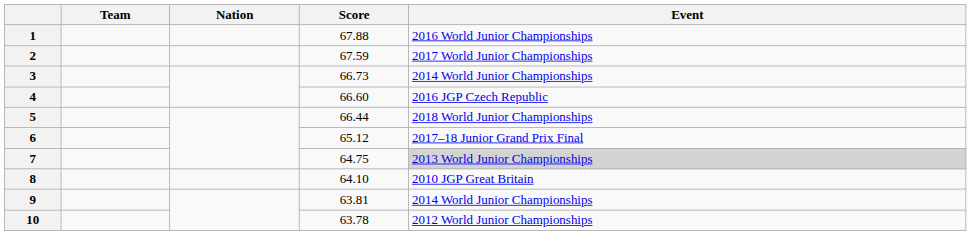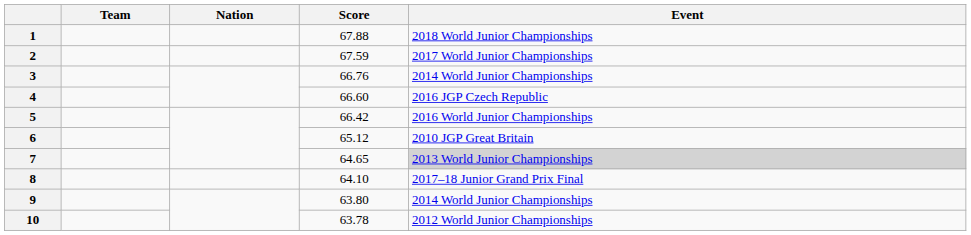(502, 35) 2016 World Junior Championships -> (502, 35) 2018 World Junior Championships
(354, 76) 66.73 -> (354, 76) 66.76
(354, 117) 66.44 -> (354, 117) 66.42
(502, 117) 2018 World Junior Championships -> (502, 117) 2016 World Junior Championships
(498, 138) 2017–18 Junior Grand Prix Final -> (473, 138) 2010 JGP Great Britain
(354, 158) 64.75 -> (354, 158) 64.65
(473, 179) 2010 JGP Great Britain -> (498, 179) 2017–18 Junior Grand Prix Final
(354, 199) 63.81 -> (354, 199) 63.80
